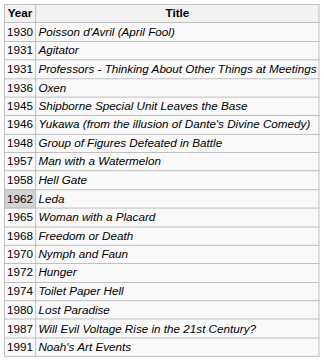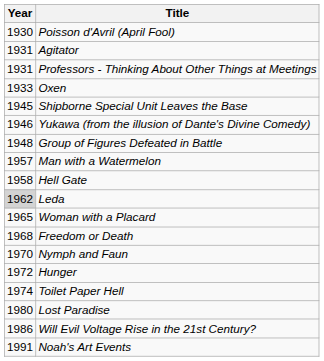(20, 87) 1936 -> (20, 87) 1933
(20, 328) 1987 -> (20, 328) 1986
